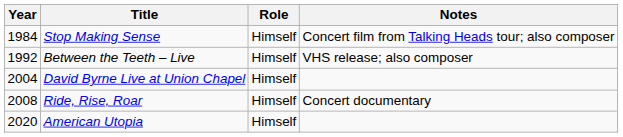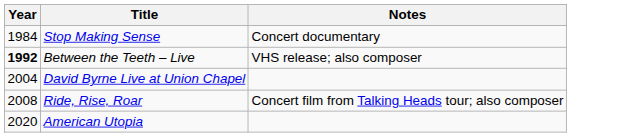- column: (274, 15)
(459, 36) Concert film from Talking Heads tour; also composer -> (316, 36) Concert documentary
(22, 57) normal -> (22, 57) bold
(367, 100) Concert documentary -> (408, 100) Concert film from Talking Heads tour; also composer
